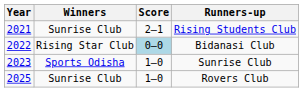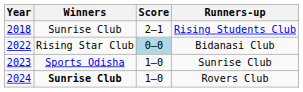(19, 29) 2021 -> (19, 29) 2018
(19, 79) 2025 -> (19, 79) 2024
(85, 79) normal -> (85, 79) bold
